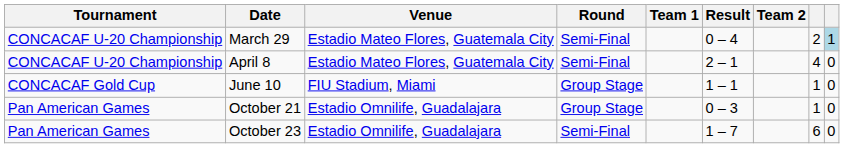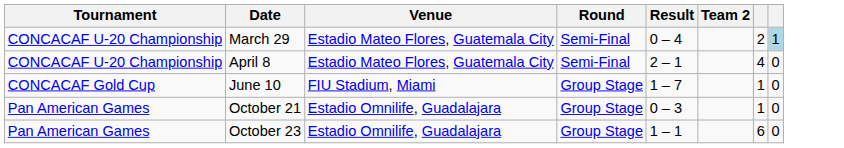- column: (674, 16)
(722, 85) 1 – 1 -> (666, 85) 1 – 7
(595, 131) Semi-Final -> (602, 131) Group Stage
(722, 131) 1 – 7 -> (666, 131) 1 – 1
